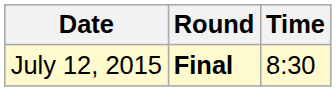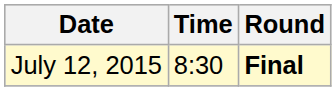columns swapped: (295, 24) <-> (214, 24)
